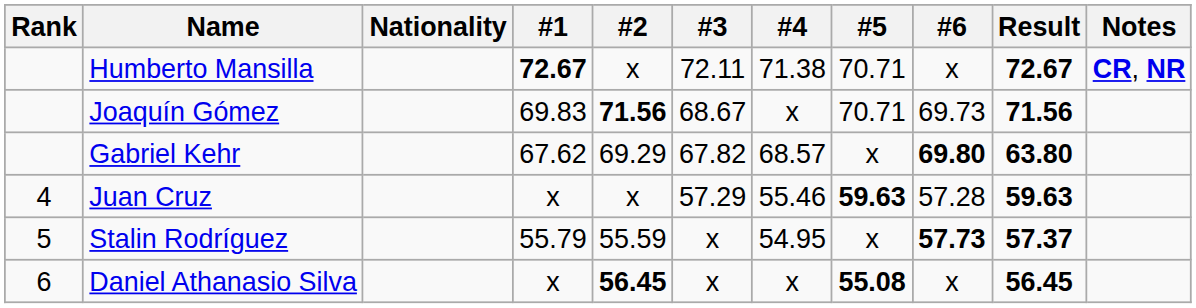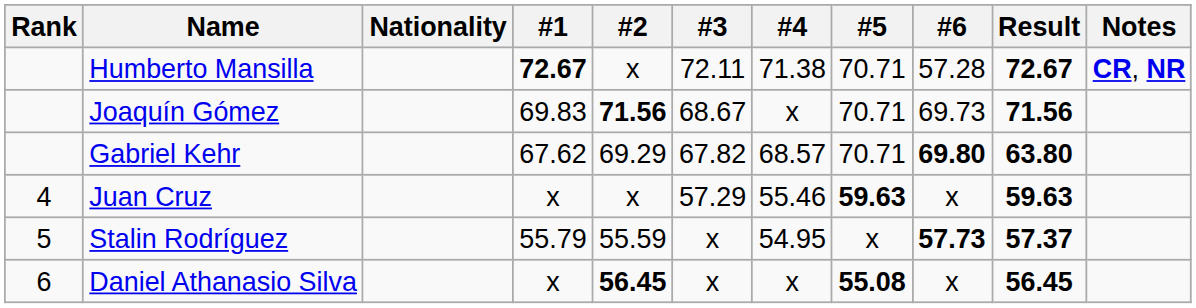(952, 69) x -> (952, 69) 57.28
(872, 154) x -> (872, 154) 70.71
(952, 197) 57.28 -> (952, 197) x
